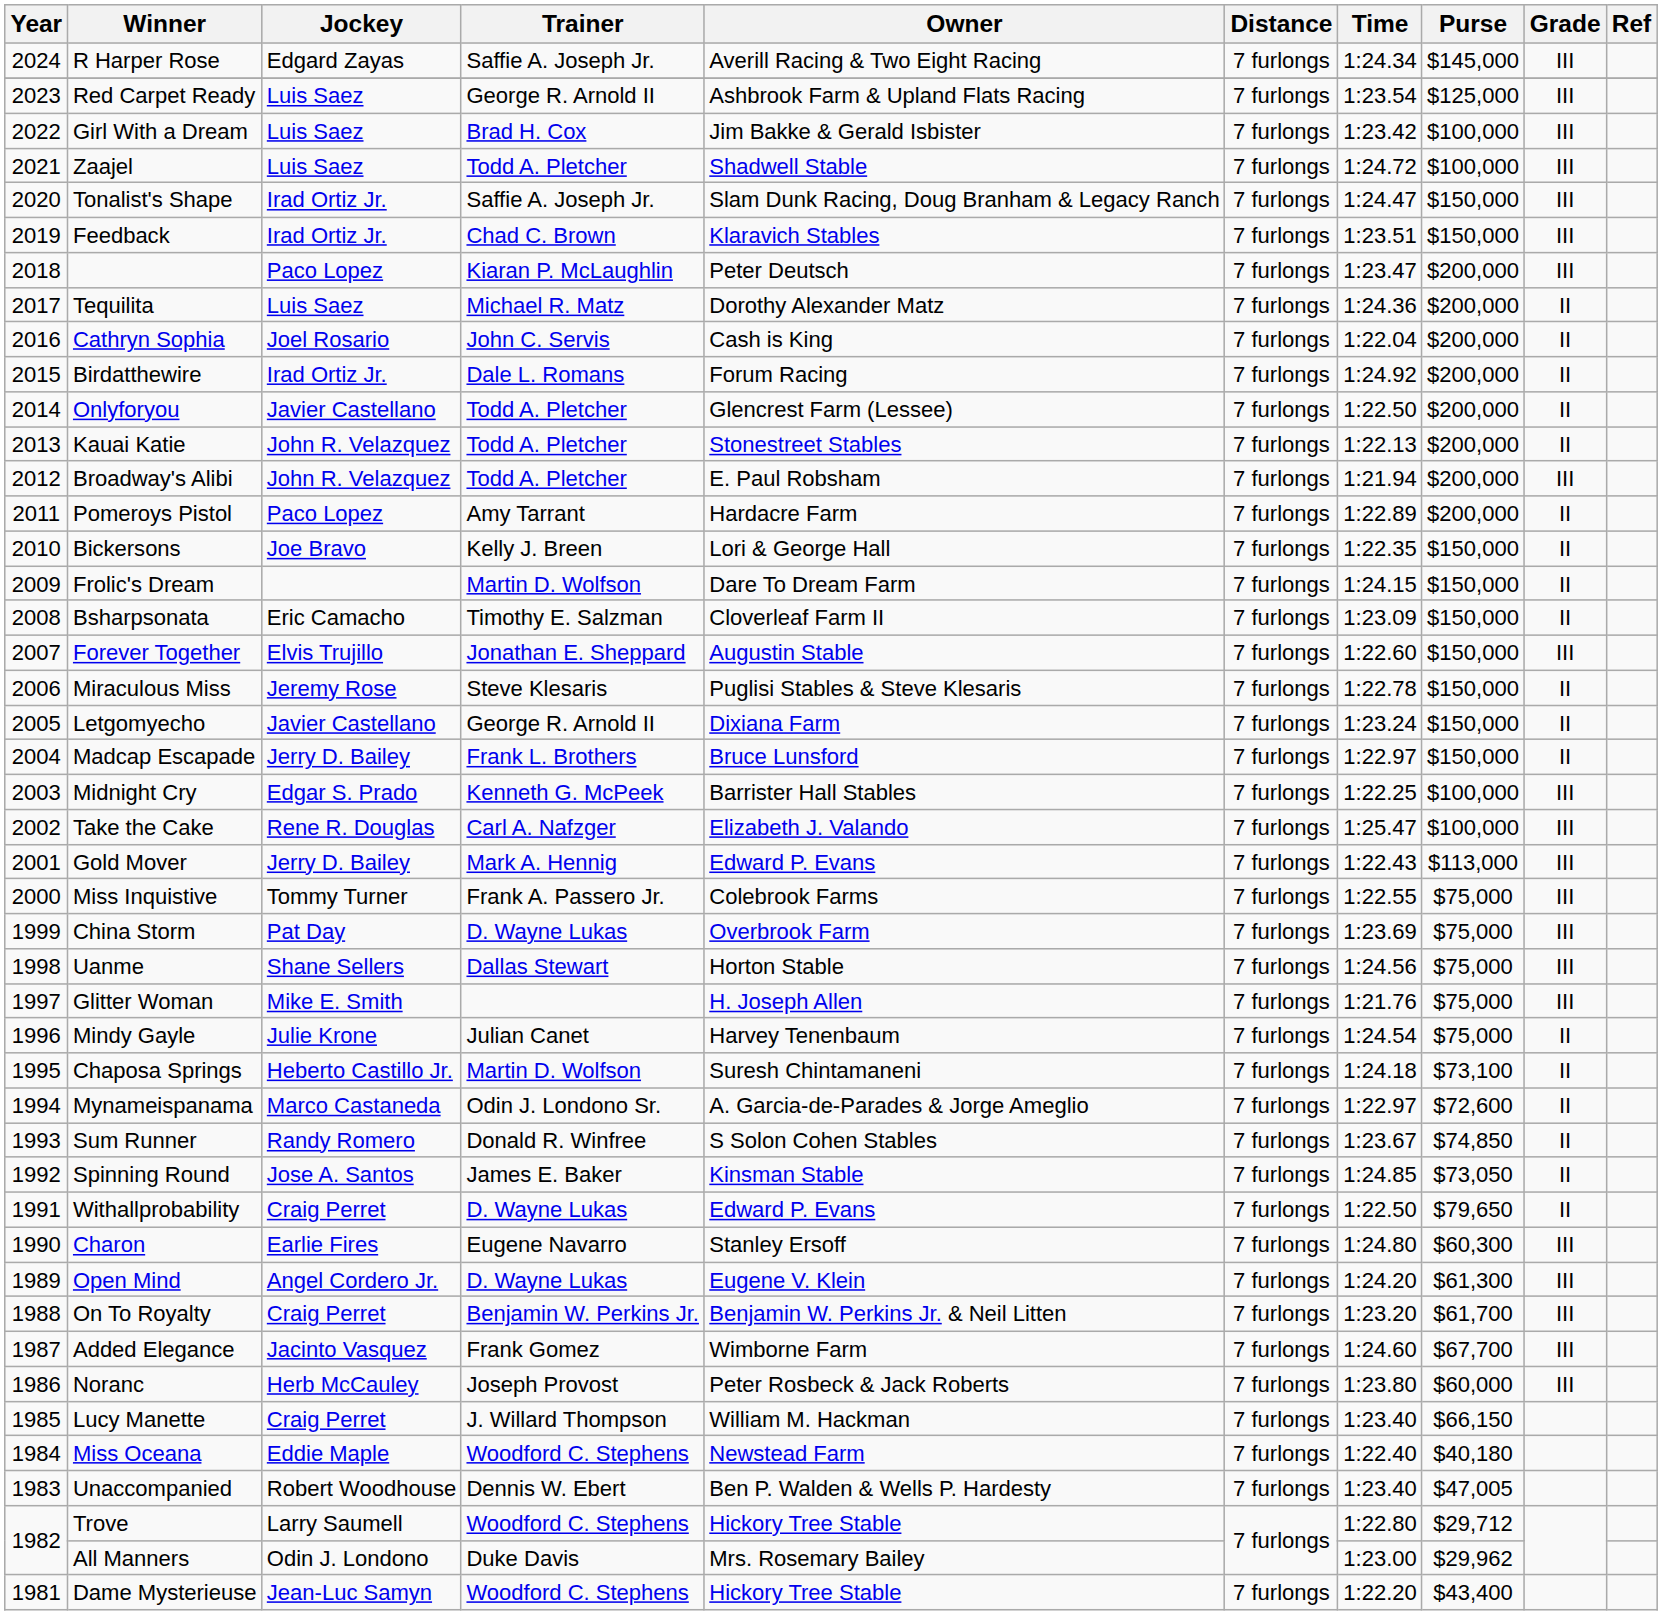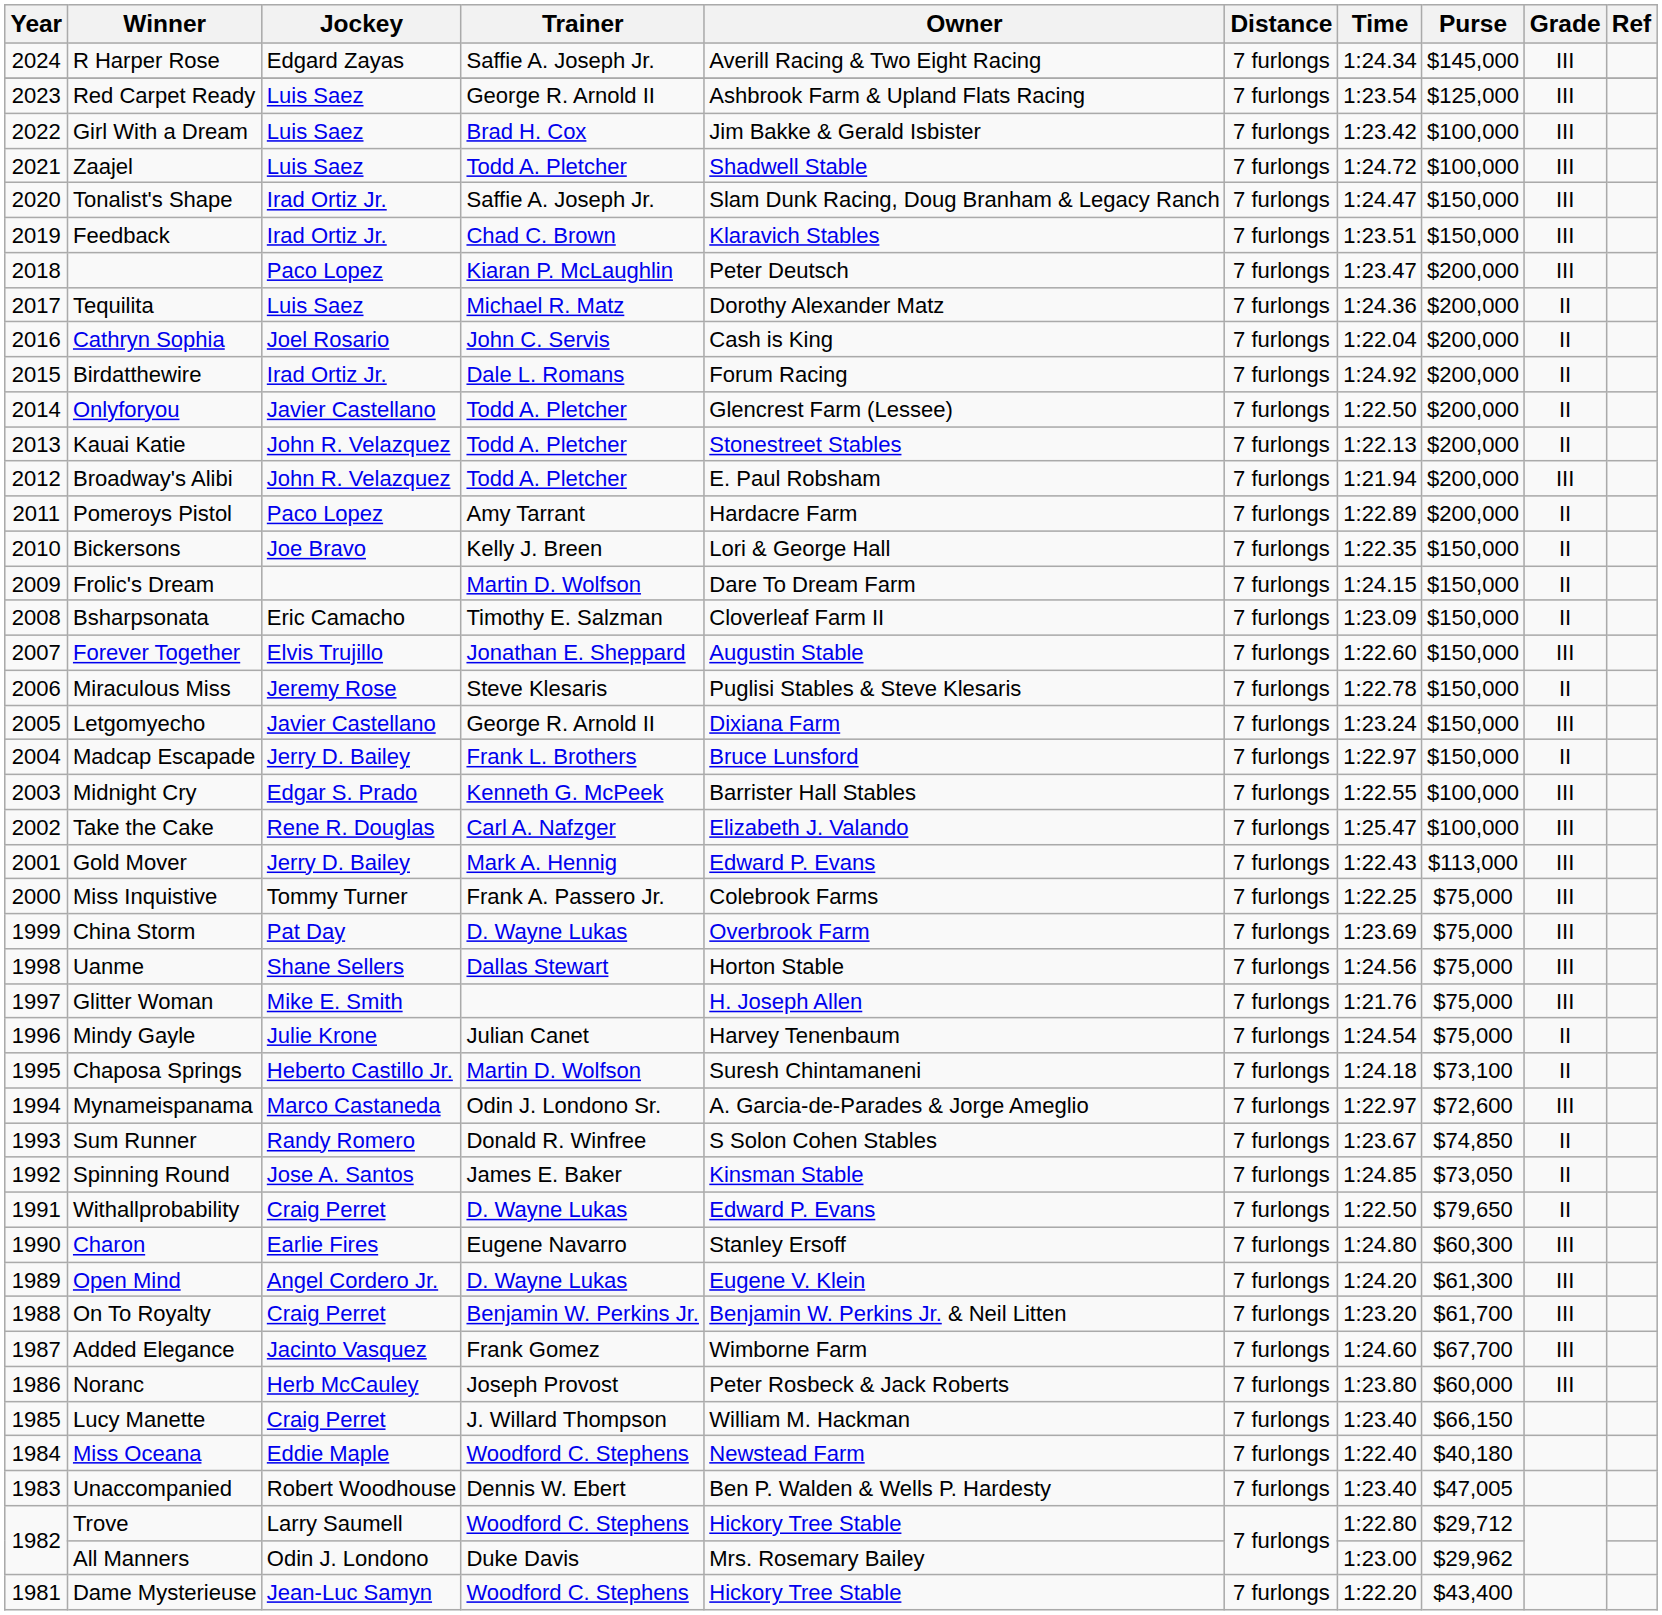(1565, 722) II -> (1565, 722) III
(1380, 792) 1:22.25 -> (1380, 792) 1:22.55
(1380, 896) 1:22.55 -> (1380, 896) 1:22.25
(1565, 1105) II -> (1565, 1105) III
